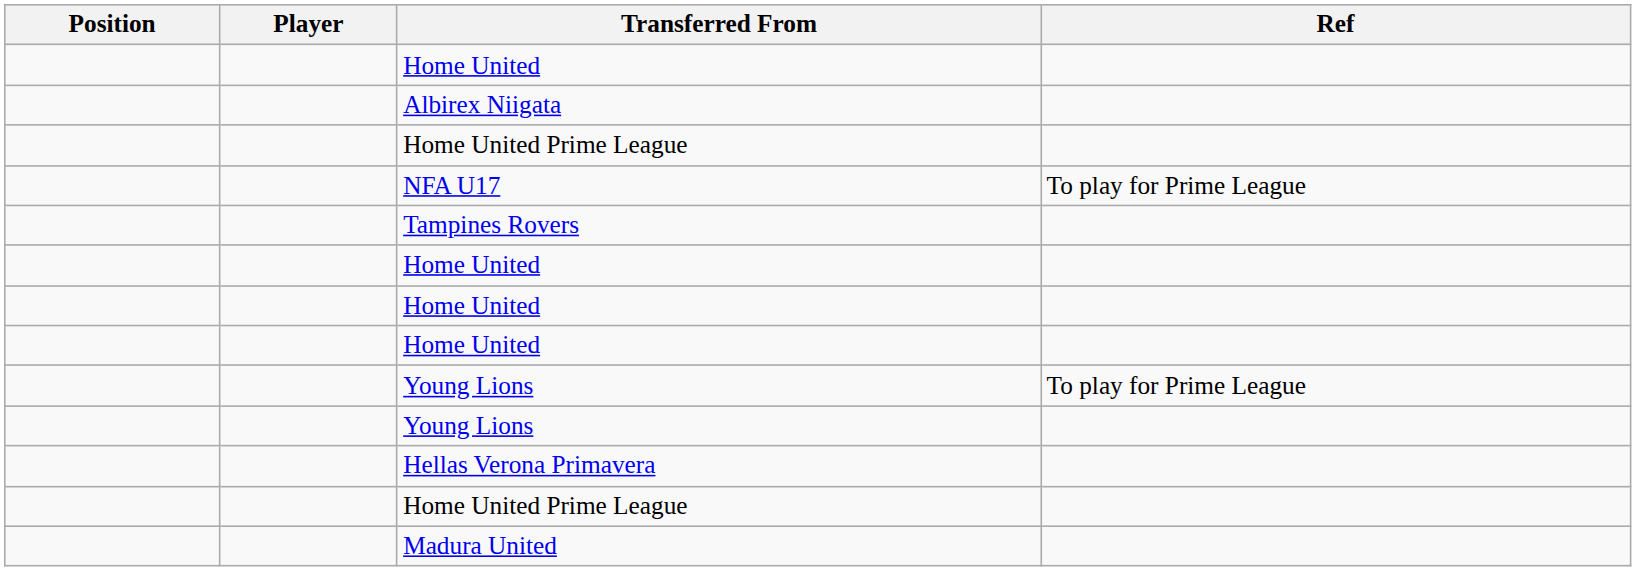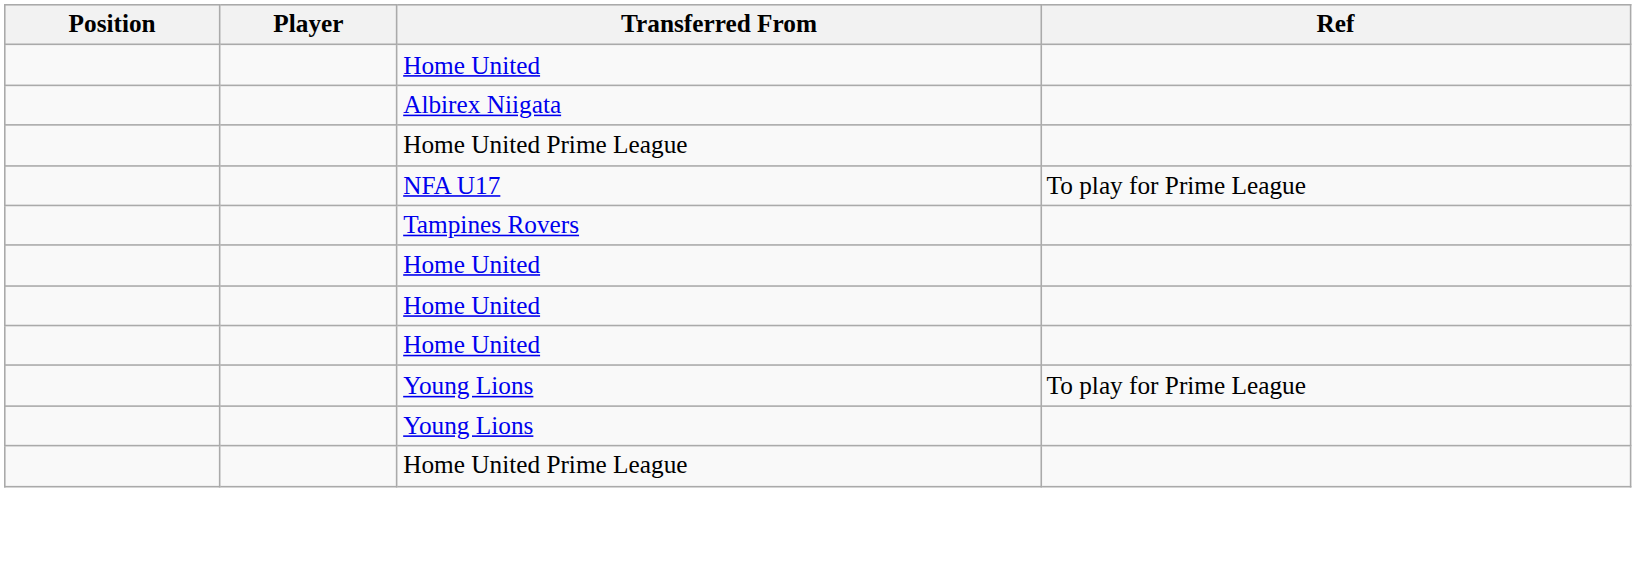- row: (529, 465)
- row: (480, 545)
